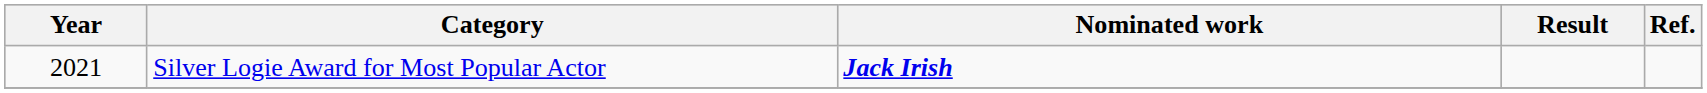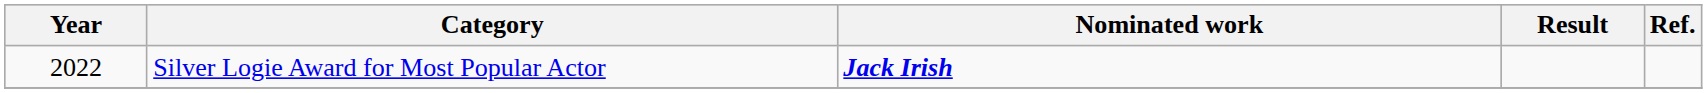(76, 66) 2021 -> (76, 66) 2022
